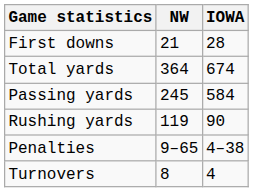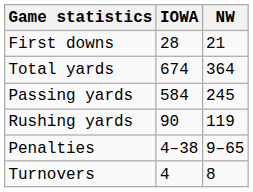columns swapped: (225, 18) <-> (179, 18)
